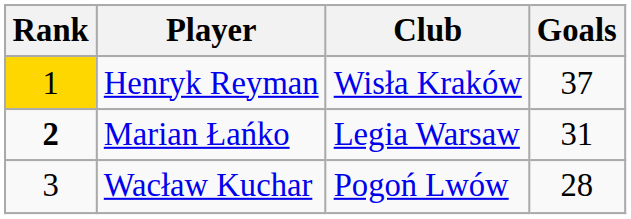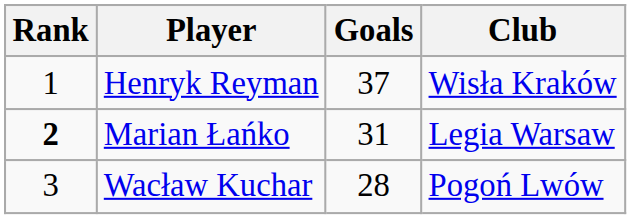columns swapped: (428, 30) <-> (577, 30)
(51, 82) gold background -> (51, 82) no background
